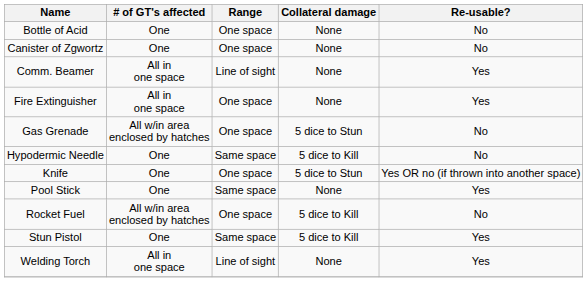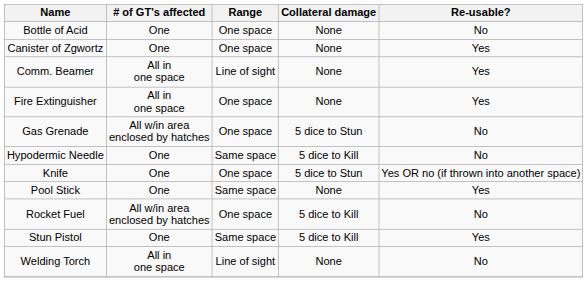(481, 48) No -> (481, 48) Yes
(481, 261) Yes -> (481, 261) No
